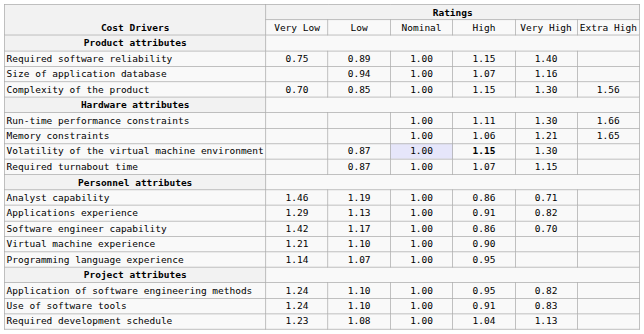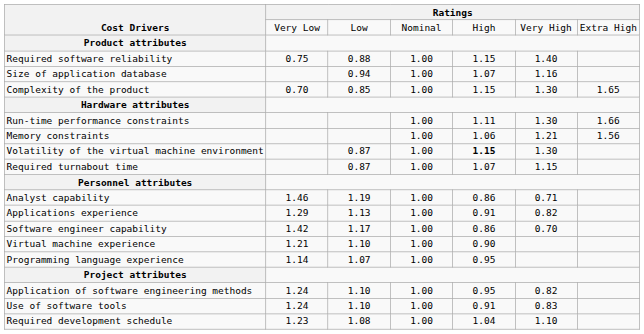(359, 58) 0.89 -> (359, 58) 0.88
(608, 89) 1.56 -> (608, 89) 1.65
(608, 136) 1.65 -> (608, 136) 1.56
(422, 151) lavender background -> (422, 151) no background
(546, 321) 1.13 -> (546, 321) 1.10
